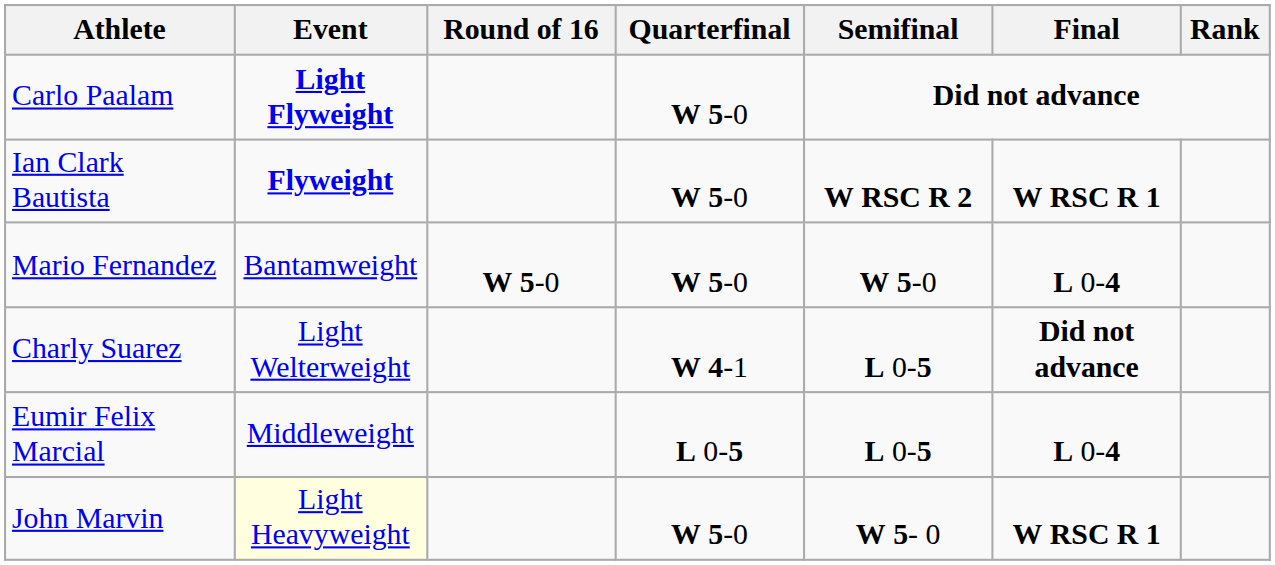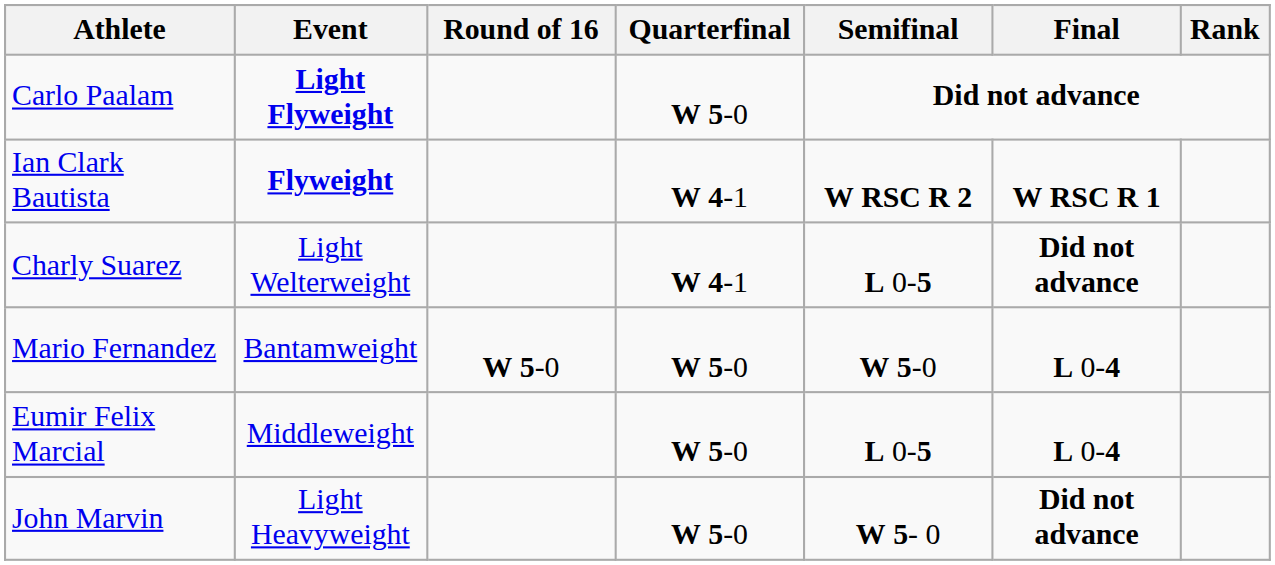(710, 198) W 5-0 -> (710, 198) W 4-1
rows swapped: (114, 264) <-> (97, 349)
(710, 451) L 0-5 -> (710, 451) W 5-0
(330, 517) lightyellow background -> (330, 517) no background
(1087, 535) W RSC R 1 -> (1087, 517) Did not advance
